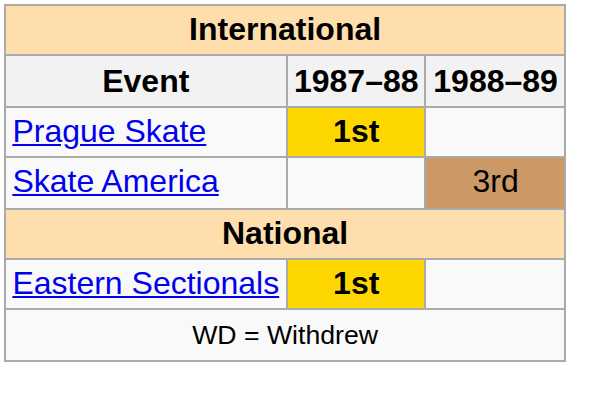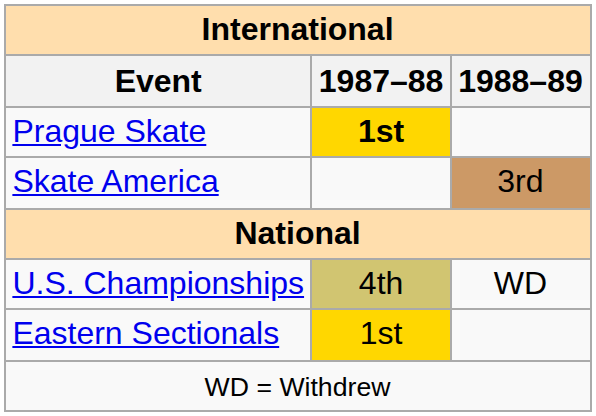+ row: (158, 283)
(356, 283) bold -> (381, 334) normal
